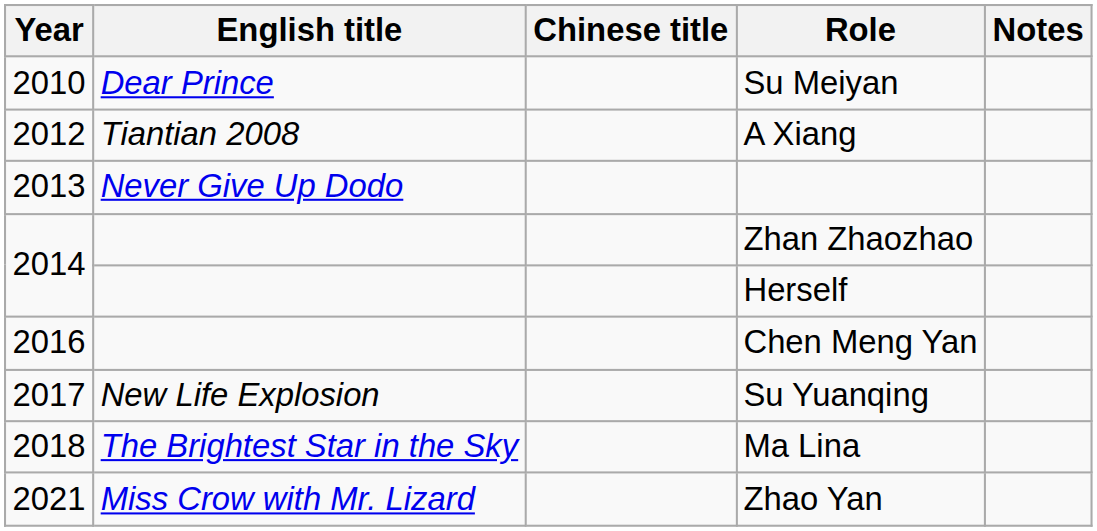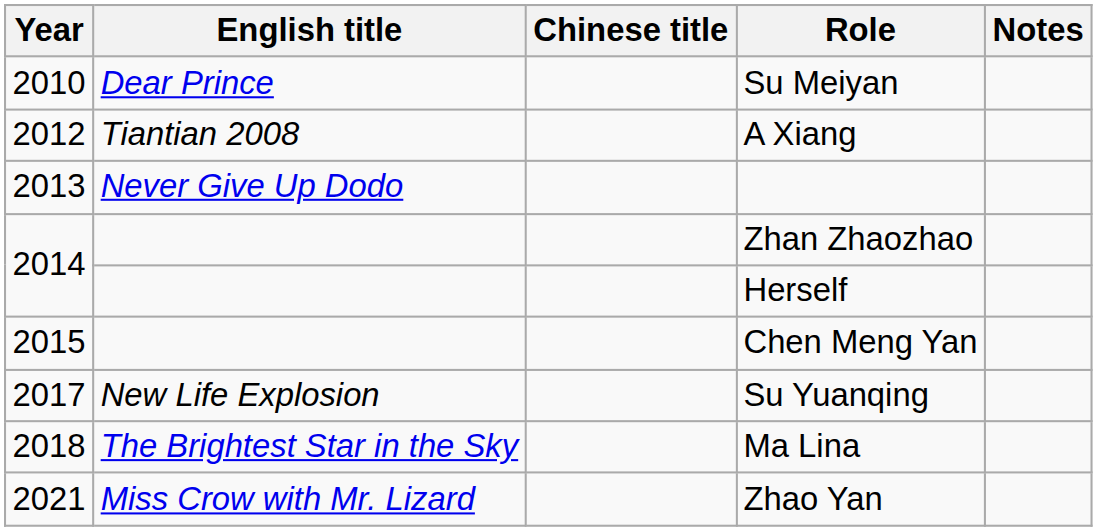(49, 342) 2016 -> (49, 342) 2015
